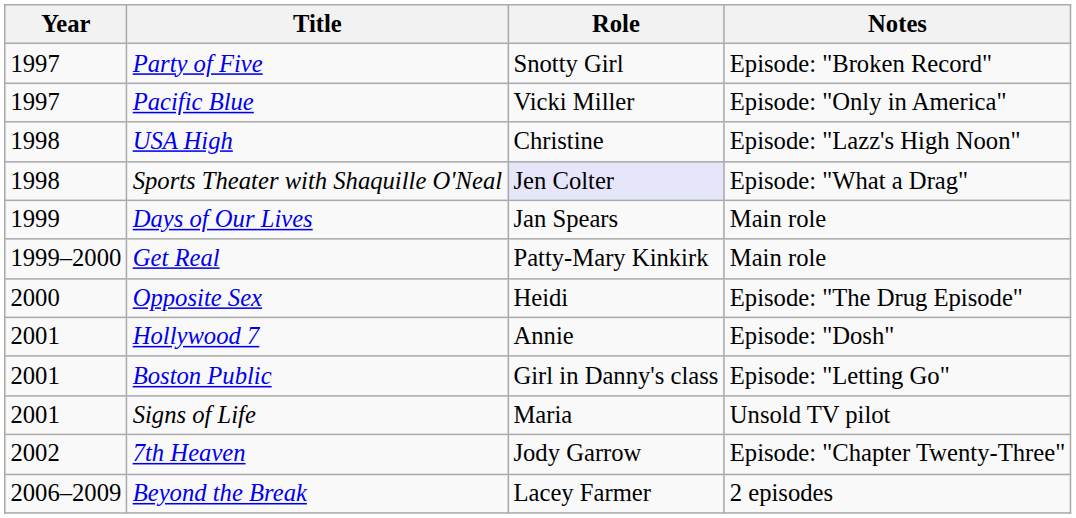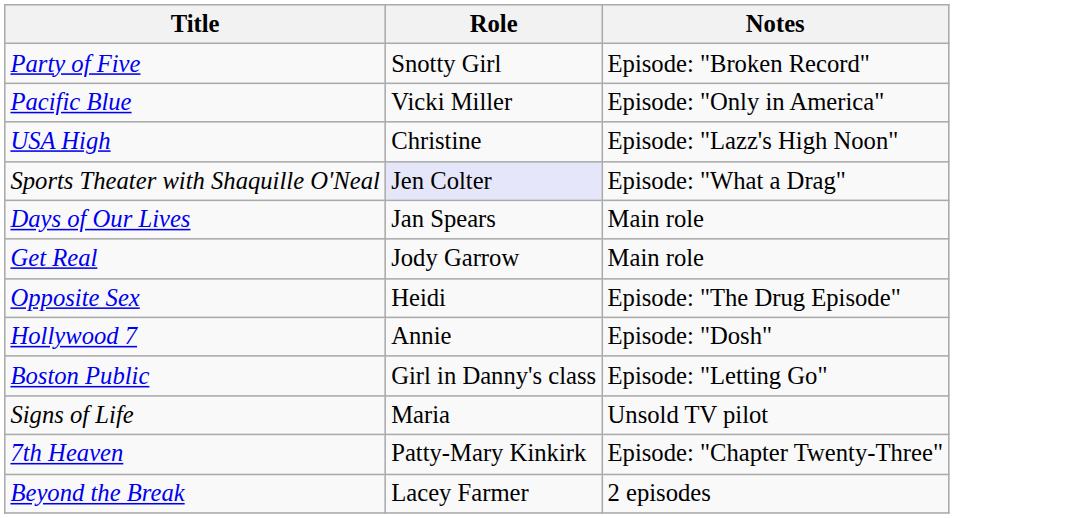- column: (66, 24)
(611, 258) Patty-Mary Kinkirk -> (455, 258) Jody Garrow
(577, 453) Jody Garrow -> (489, 453) Patty-Mary Kinkirk
